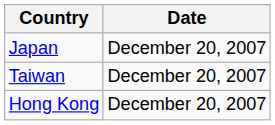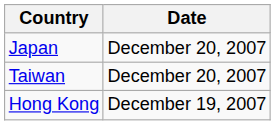(187, 104) December 20, 2007 -> (187, 104) December 19, 2007
